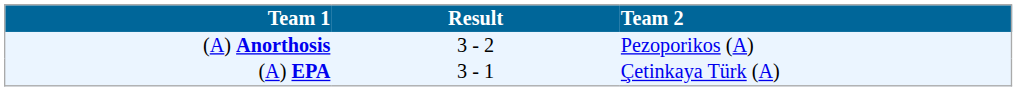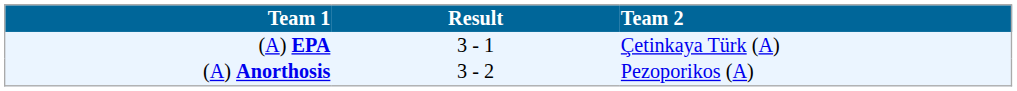rows swapped: (267, 45) <-> (294, 71)
